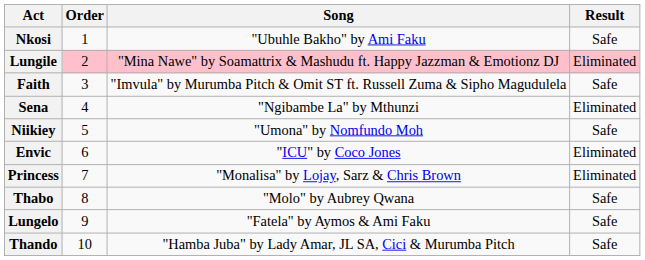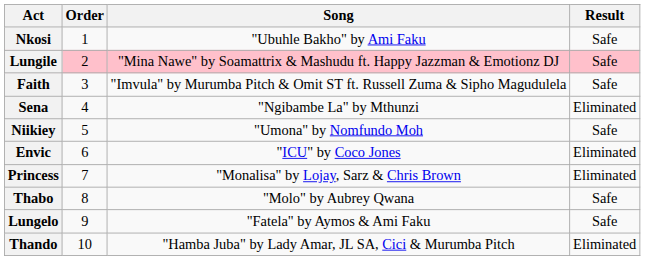(605, 61) Eliminated -> (605, 61) Safe
(605, 244) Safe -> (605, 244) Eliminated
